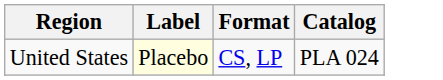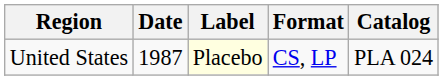+ column: (160, 22)
